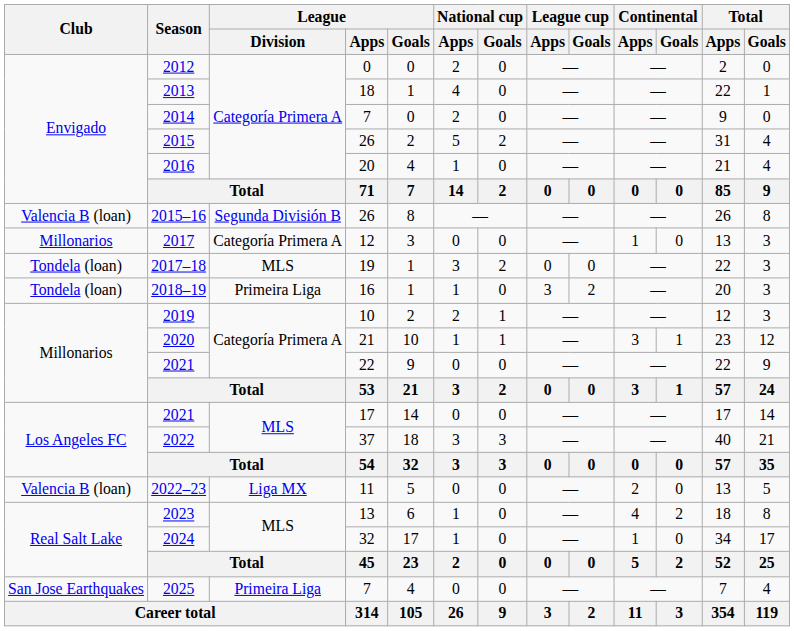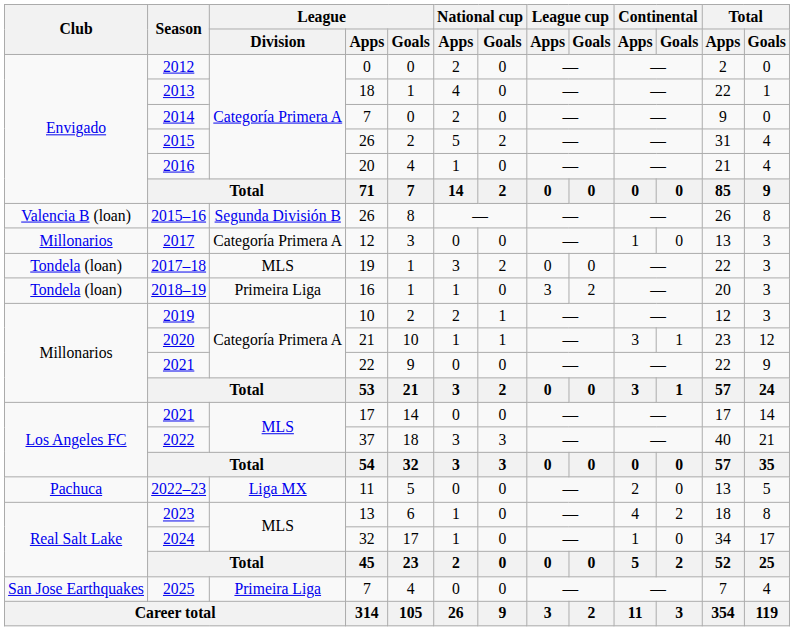(76, 489) Valencia B (loan) -> (76, 489) Pachuca
